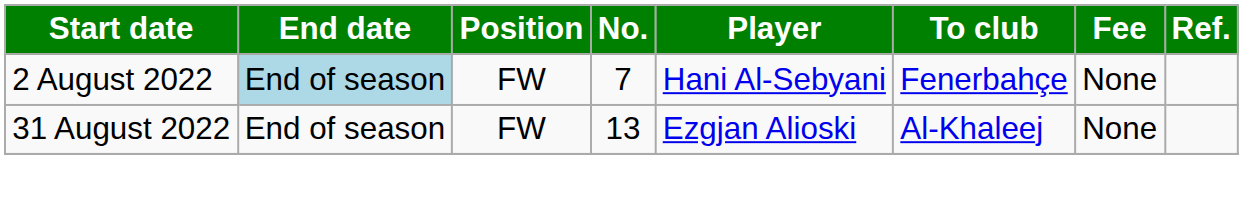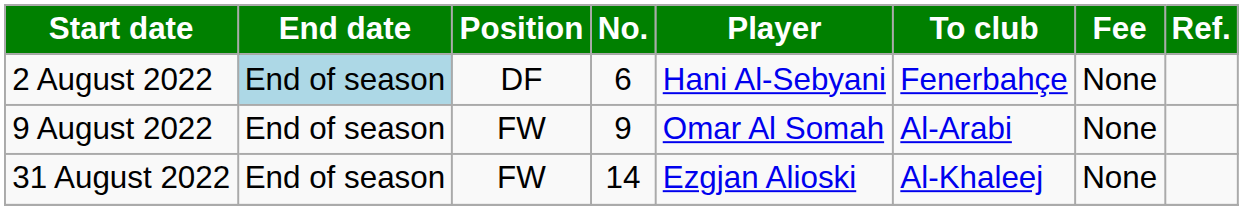(521, 79) FW -> (521, 79) DF
(623, 79) 7 -> (623, 79) 6
+ row: (112, 128)
(623, 128) 13 -> (623, 178) 14
